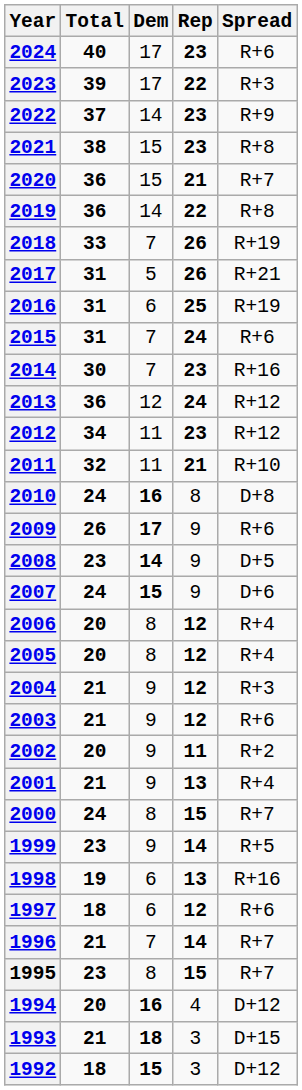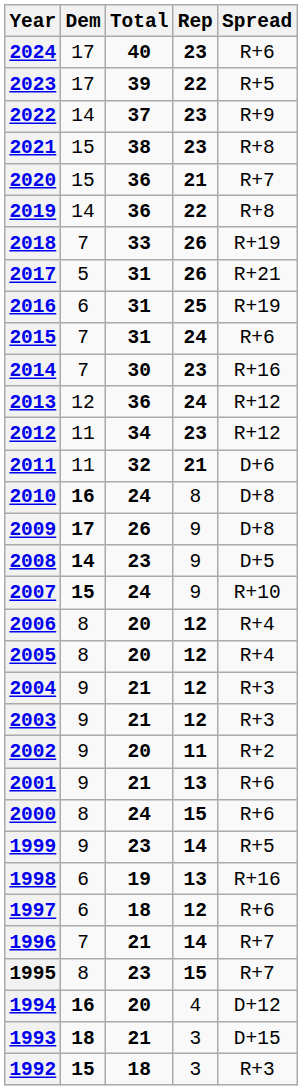columns swapped: (95, 21) <-> (151, 21)
(257, 84) R+3 -> (257, 84) R+5
(257, 466) R+10 -> (257, 466) D+6
(257, 529) R+6 -> (257, 529) D+8
(257, 593) D+6 -> (257, 593) R+10
(257, 720) R+6 -> (257, 720) R+3
(257, 783) R+4 -> (257, 783) R+6
(257, 815) R+7 -> (257, 815) R+6
(257, 1069) D+12 -> (257, 1069) R+3
